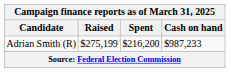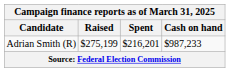(141, 43) $216,200 -> (141, 43) $216,201
